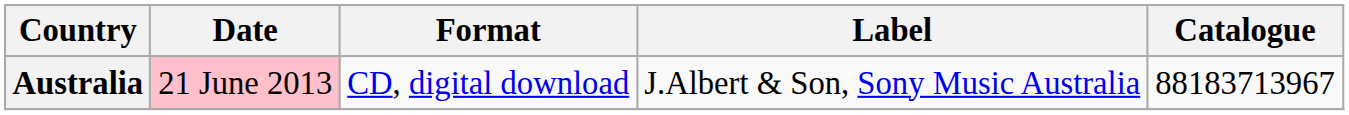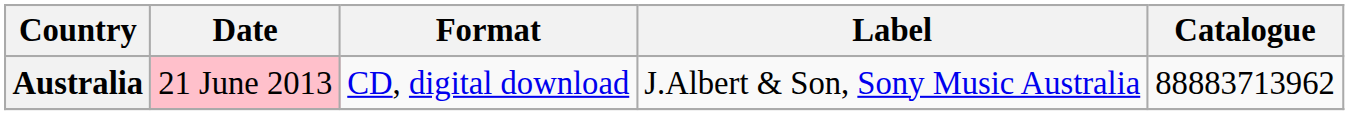(1245, 82) 88183713967 -> (1245, 82) 88883713962
